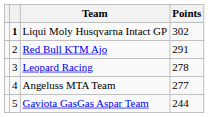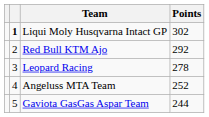(180, 49) 291 -> (180, 49) 292
(180, 85) 277 -> (180, 85) 252
